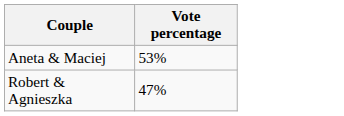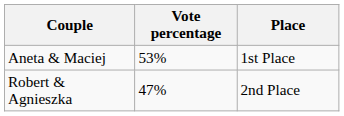+ column: (288, 25)
